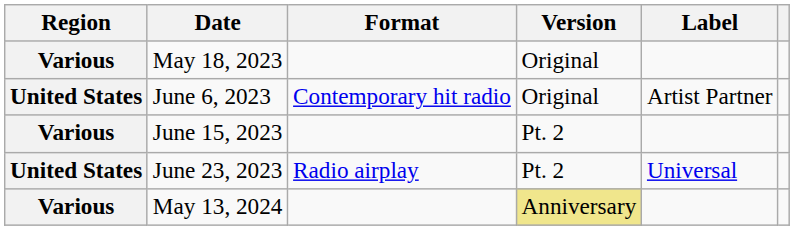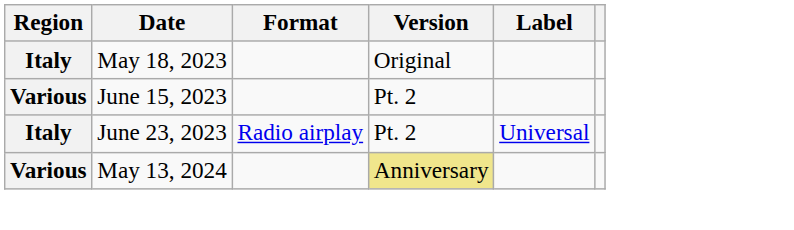(76, 59) Various -> (48, 59) Italy
- row: (212, 96)
(76, 170) United States -> (48, 133) Italy
